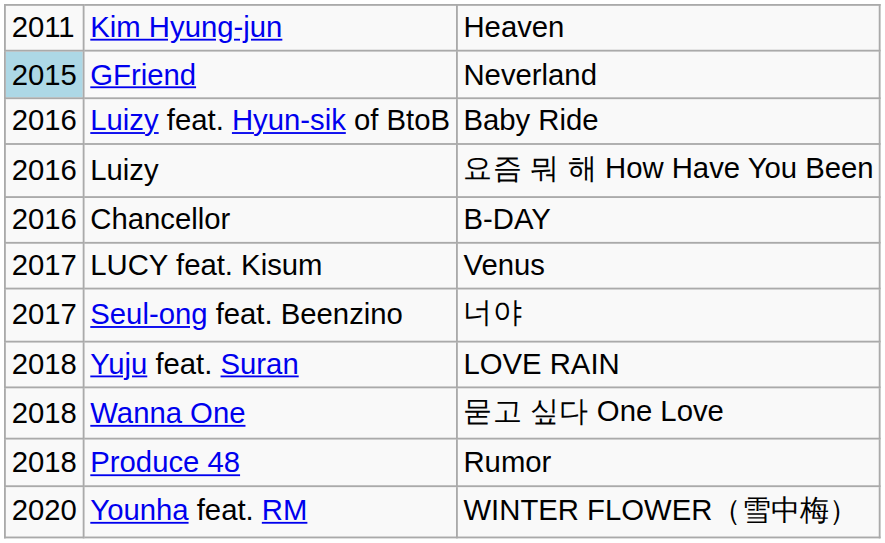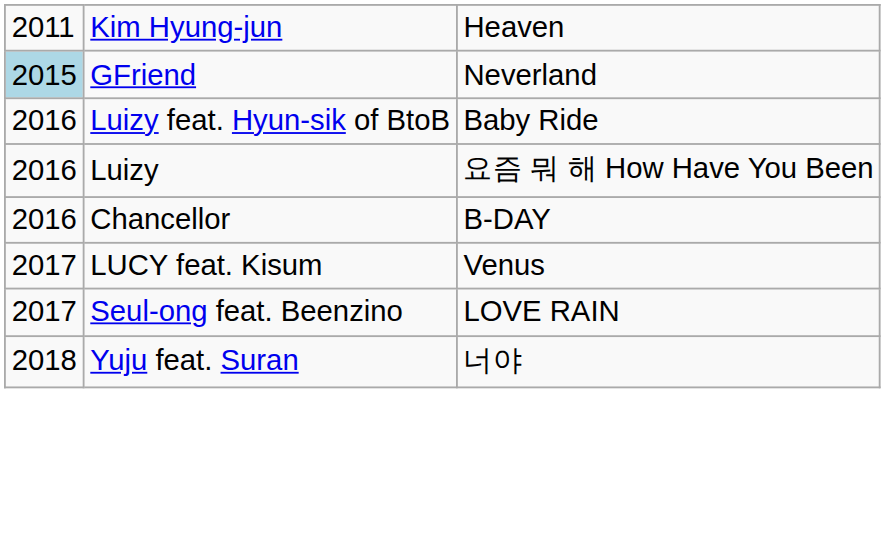(493, 313) 너야 -> (542, 311) LOVE RAIN
(542, 363) LOVE RAIN -> (493, 360) 너야
- row: (168, 412)
- row: (165, 462)
- row: (199, 511)
